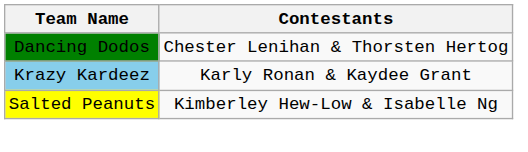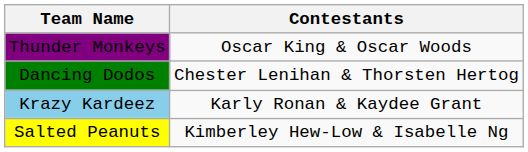+ row: (87, 47)
